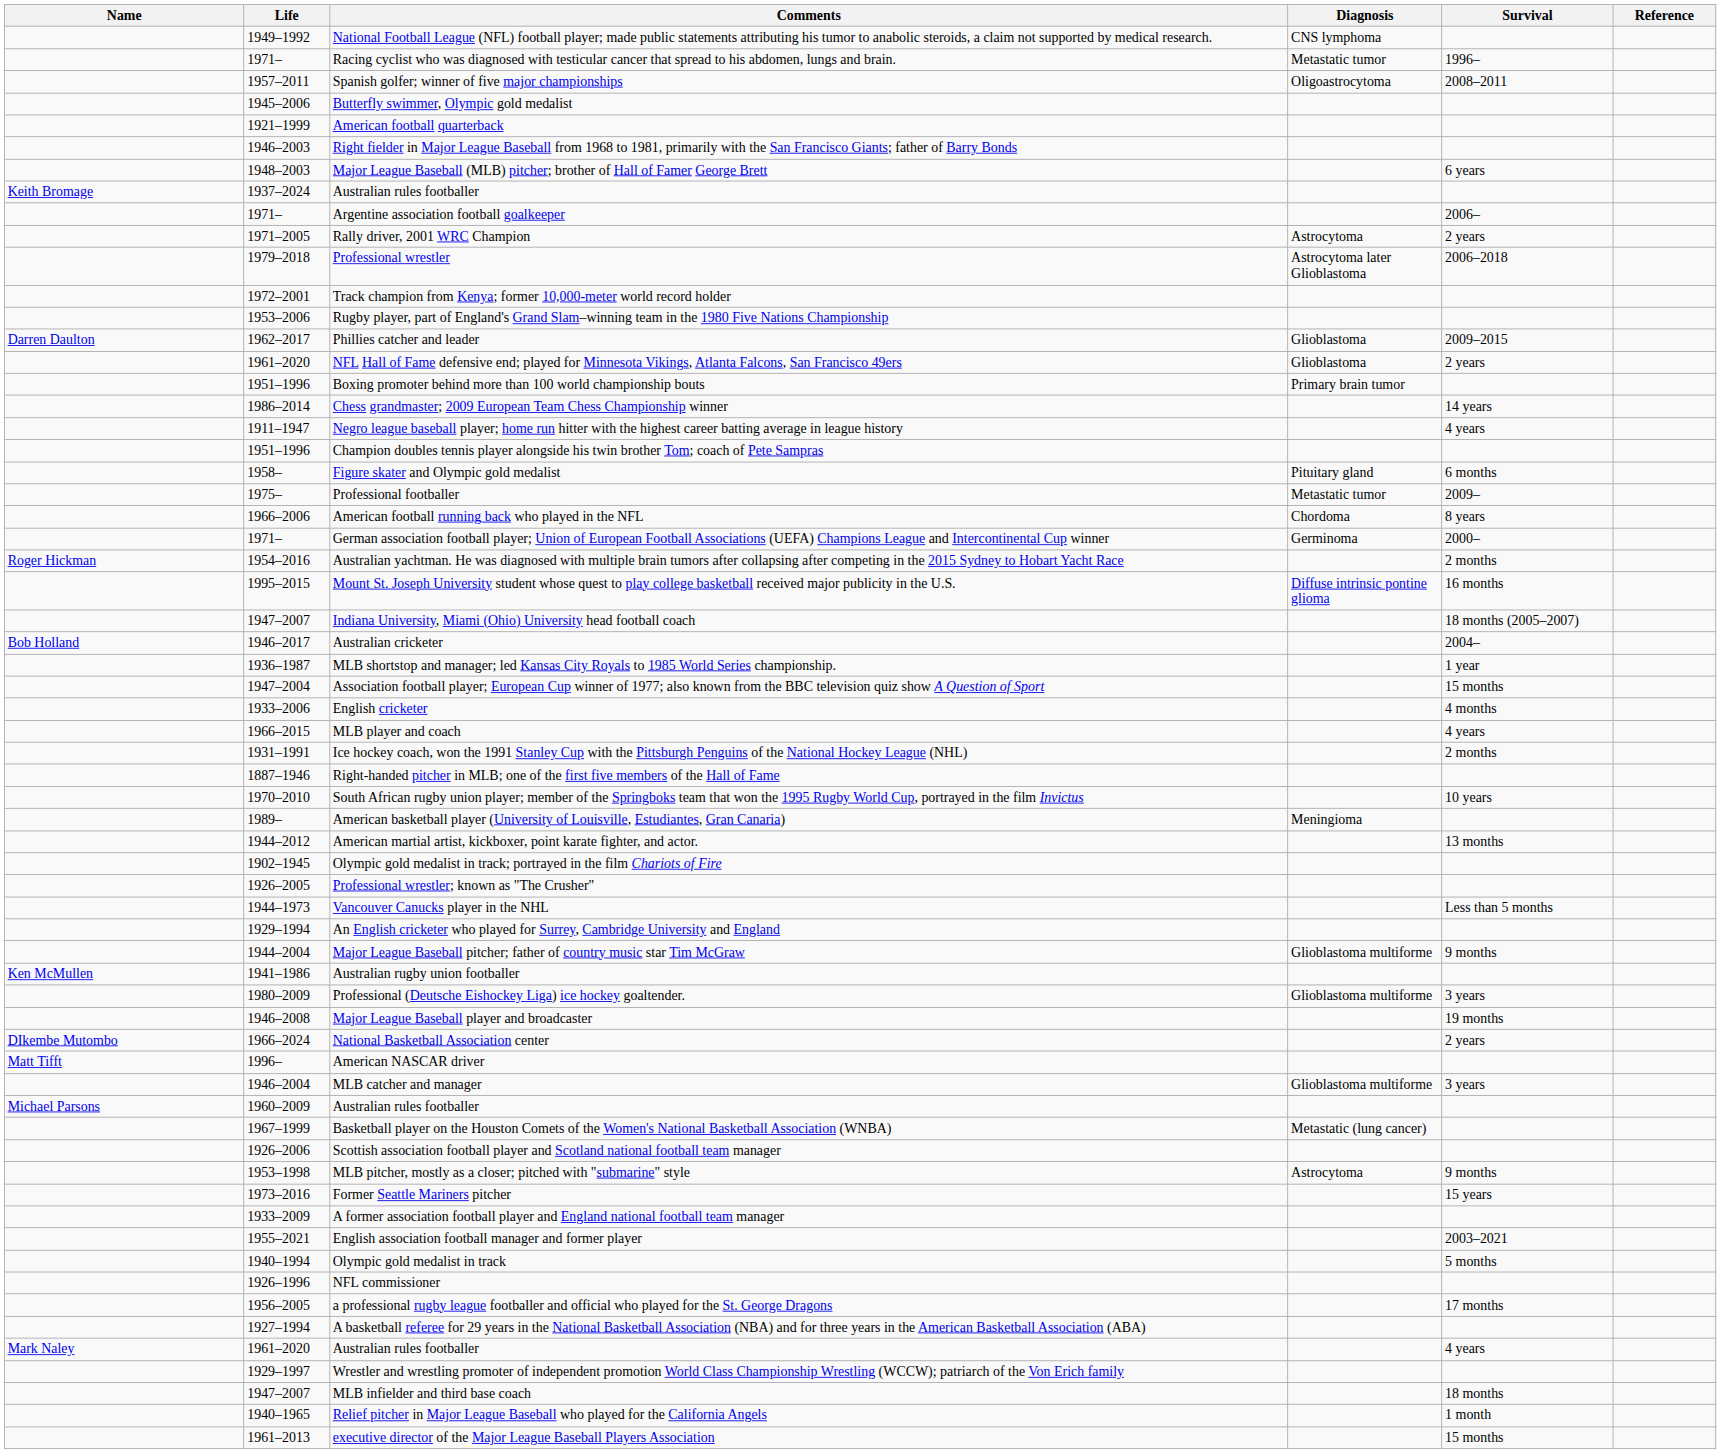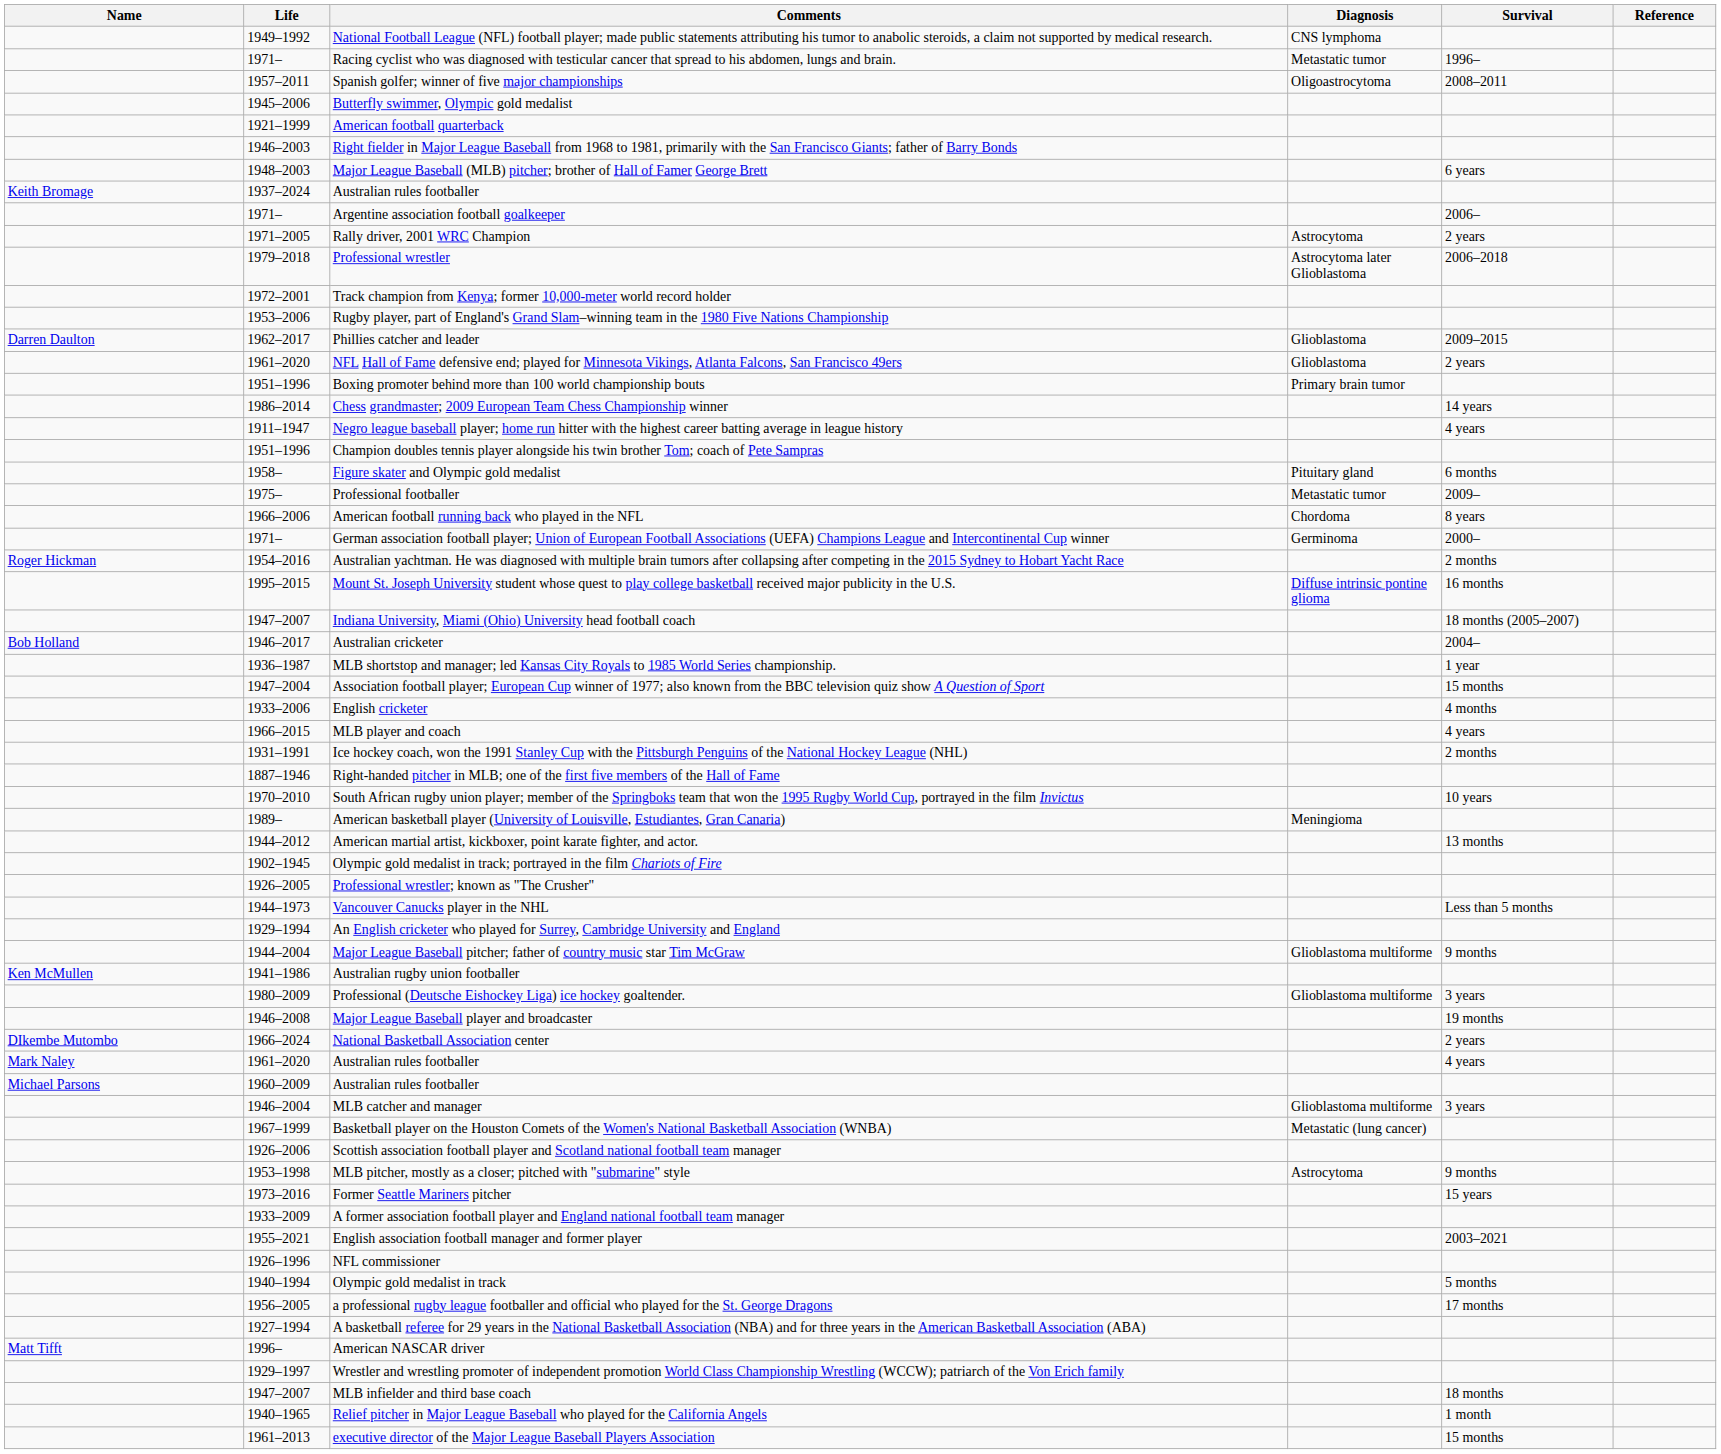rows swapped: (279, 1349) <-> (265, 1062)
rows swapped: (279, 1084) <-> (279, 1106)
rows swapped: (279, 1283) <-> (279, 1261)
